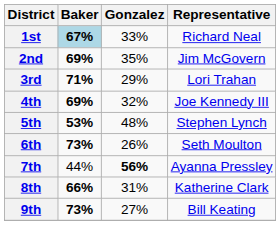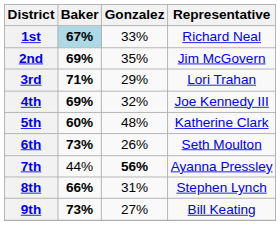(80, 123) 53% -> (80, 123) 60%
(222, 123) Stephen Lynch -> (222, 123) Katherine Clark
(222, 187) Katherine Clark -> (222, 187) Stephen Lynch
